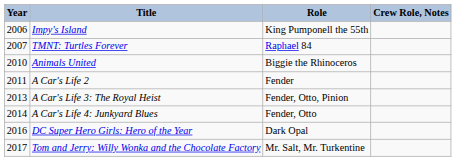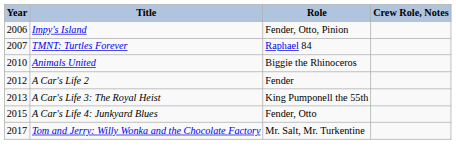(317, 30) King Pumponell the 55th -> (307, 30) Fender, Otto, Pinion
(17, 80) 2011 -> (17, 80) 2012
(307, 97) Fender, Otto, Pinion -> (317, 97) King Pumponell the 55th
(17, 114) 2014 -> (17, 114) 2015
- row: (112, 131)
